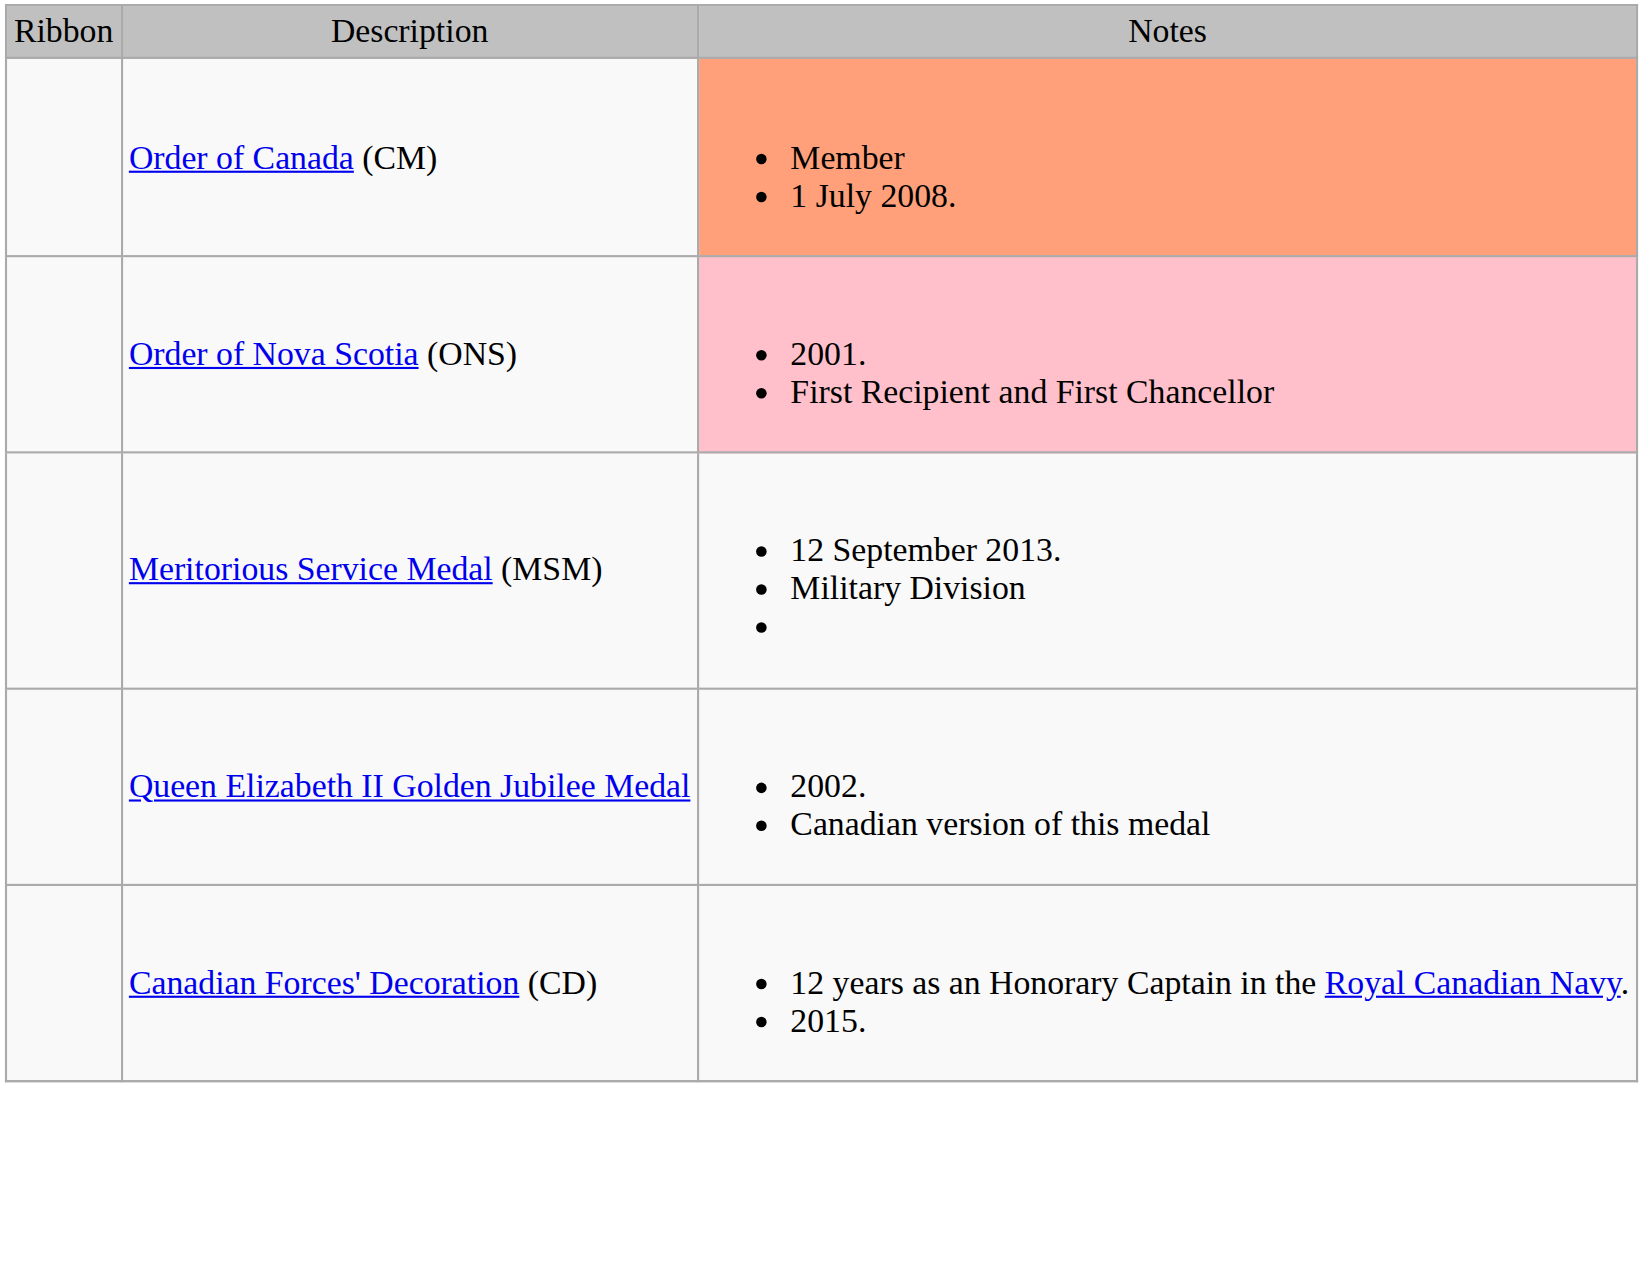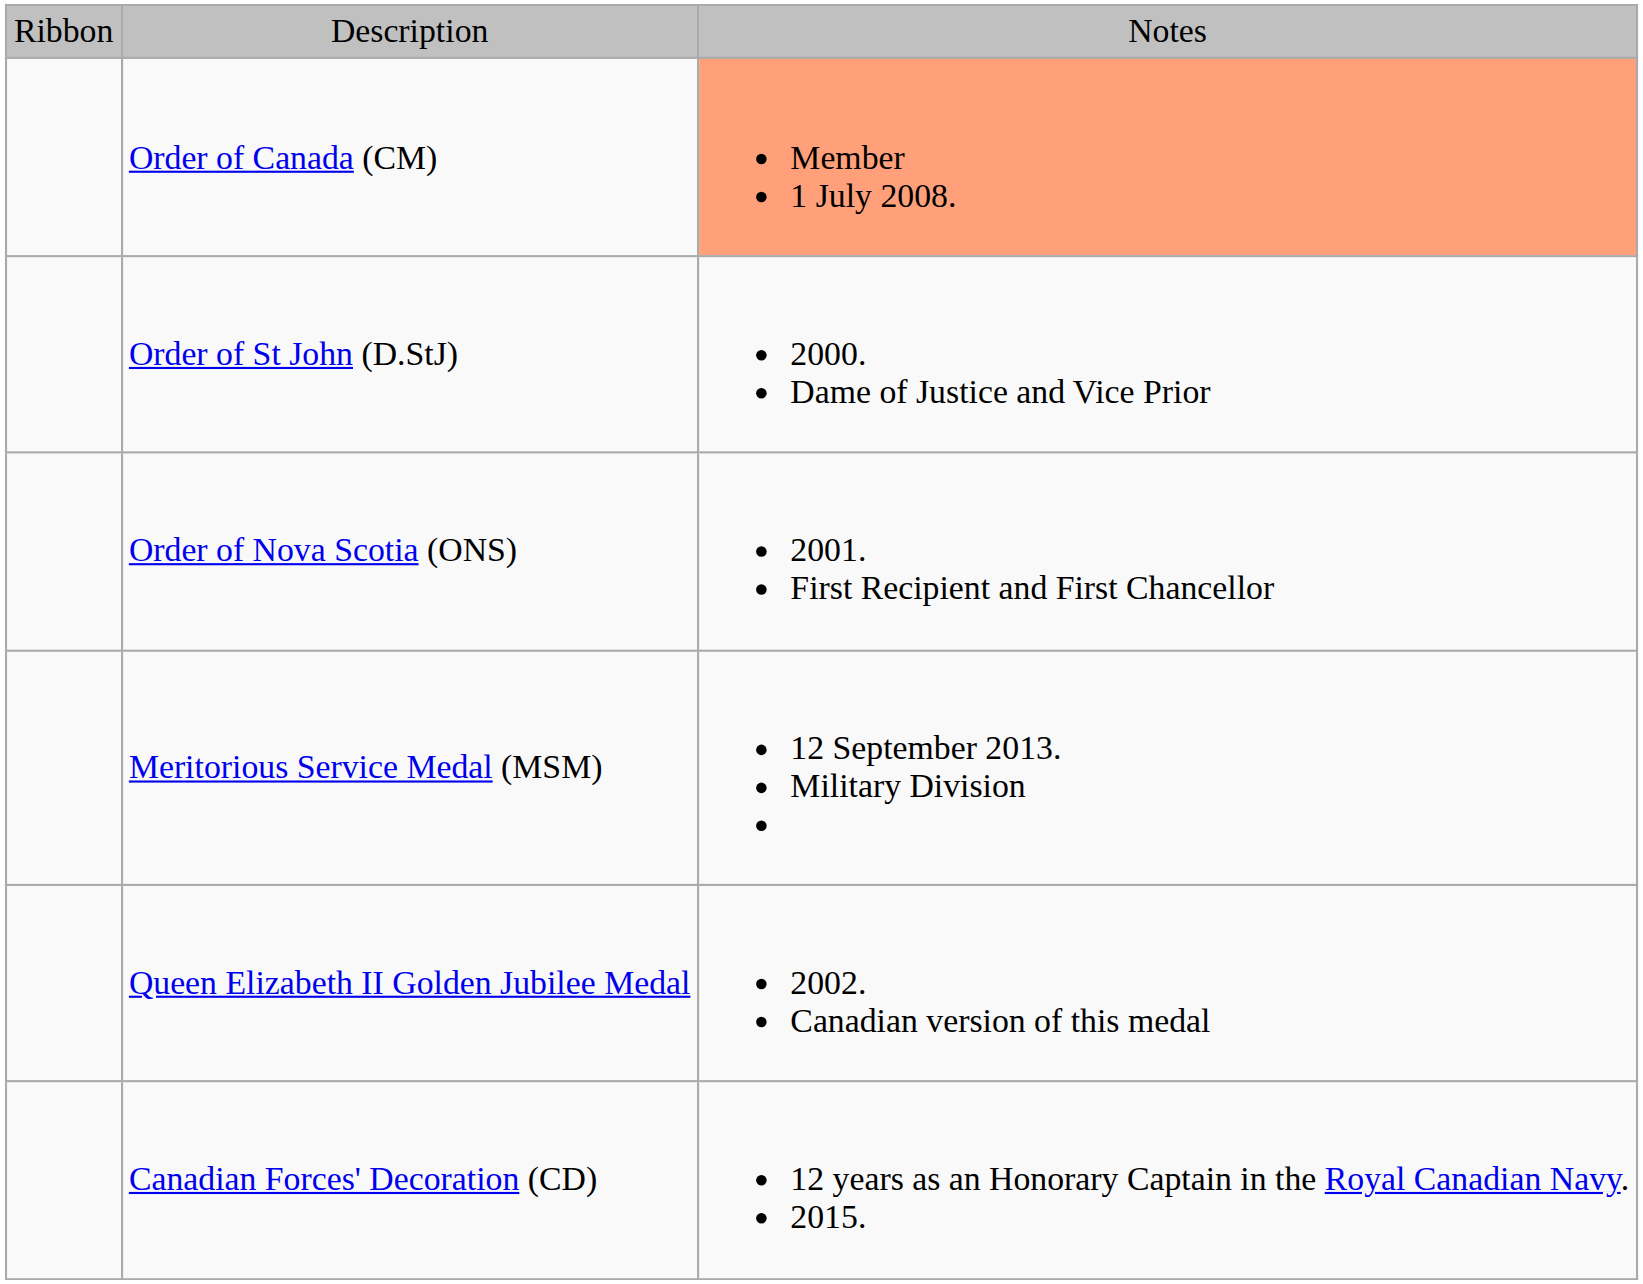+ row: (293, 353)
(1168, 373) pink background -> (1168, 570) no background
